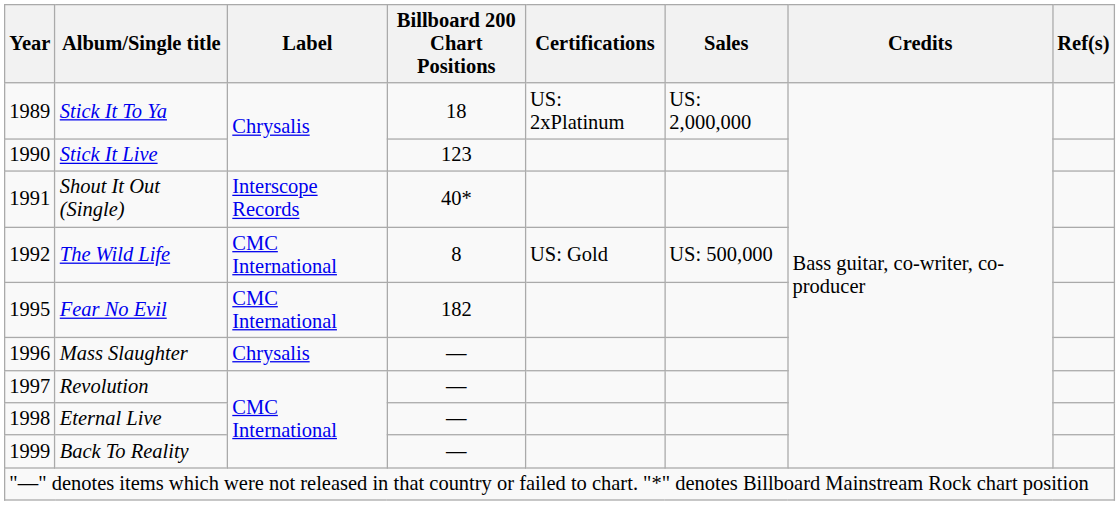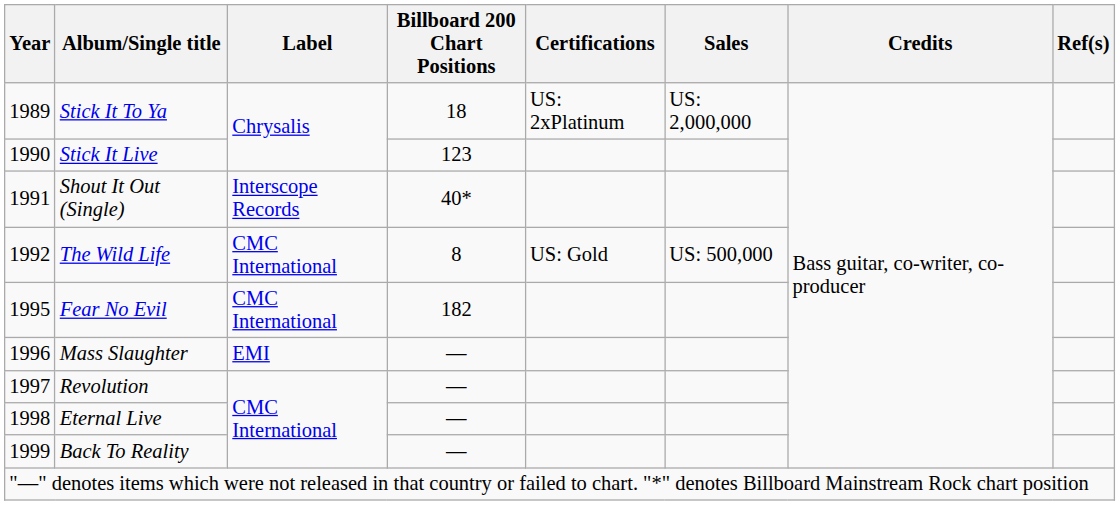(271, 353) Chrysalis -> (251, 353) EMI
